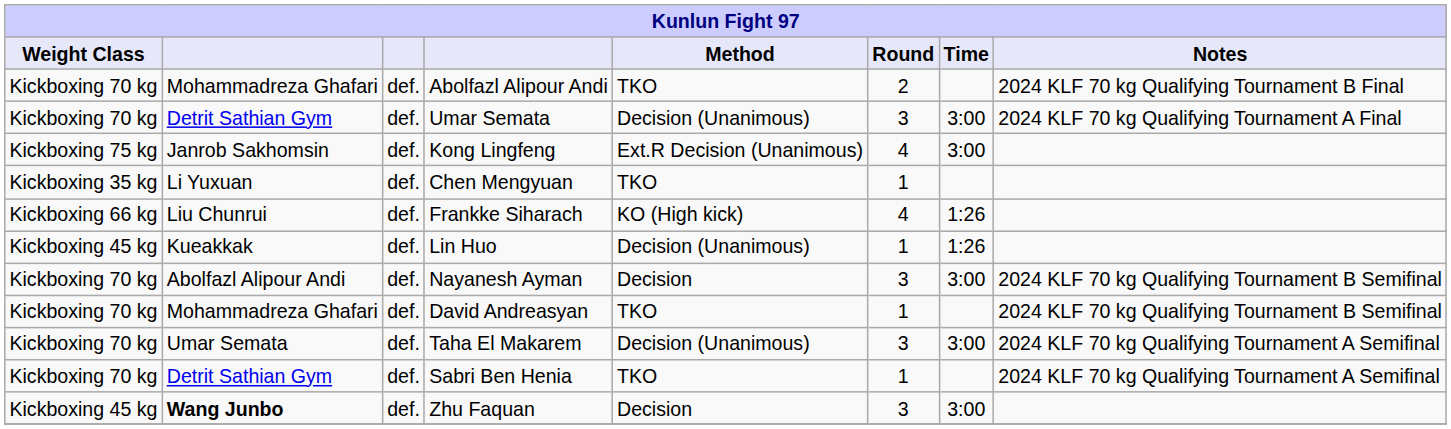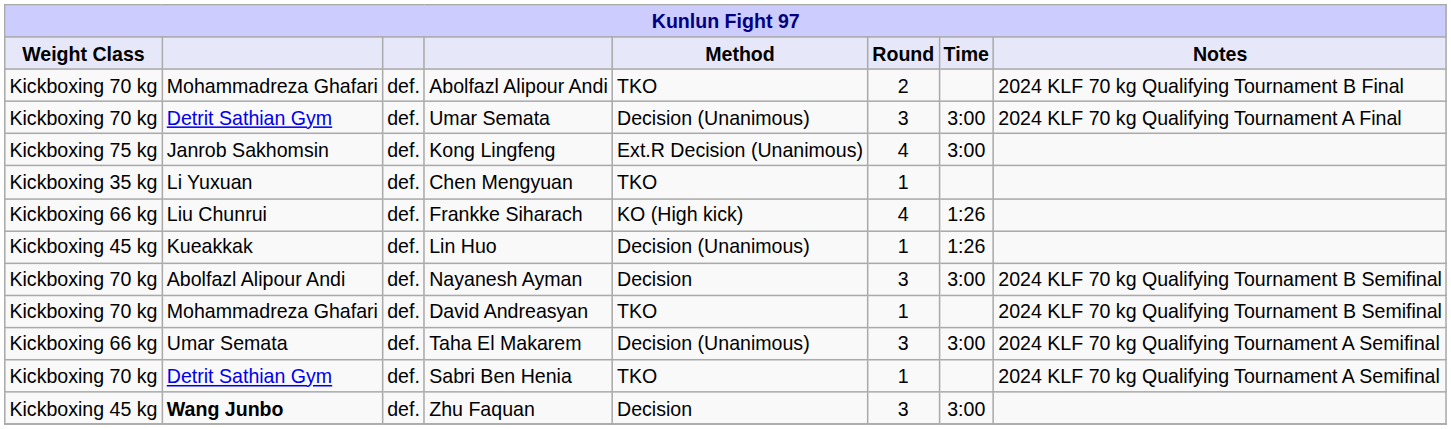(83, 343) Kickboxing 70 kg -> (83, 343) Kickboxing 66 kg
